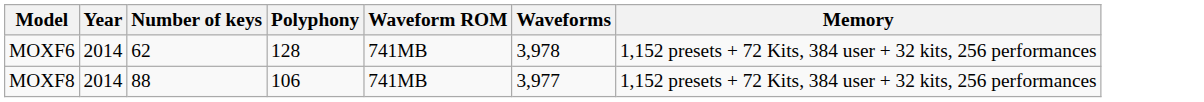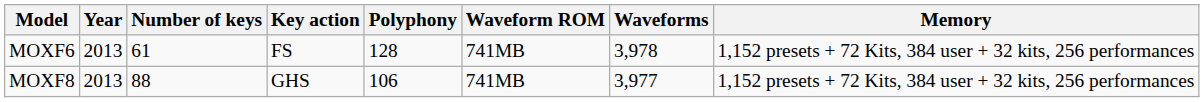+ column: (315, 19)
(103, 50) 2014 -> (103, 50) 2013
(141, 50) 62 -> (141, 50) 61
(103, 81) 2014 -> (103, 81) 2013
